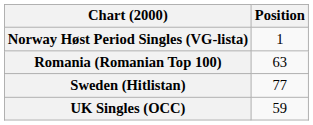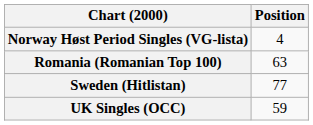(280, 39) 1 -> (280, 39) 4
